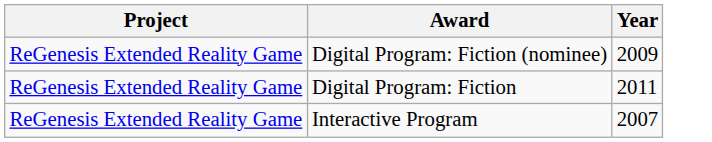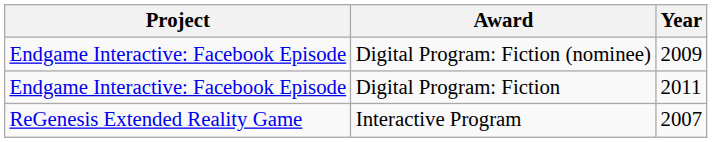(156, 53) ReGenesis Extended Reality Game -> (178, 53) Endgame Interactive: Facebook Episode
(156, 86) ReGenesis Extended Reality Game -> (178, 86) Endgame Interactive: Facebook Episode
